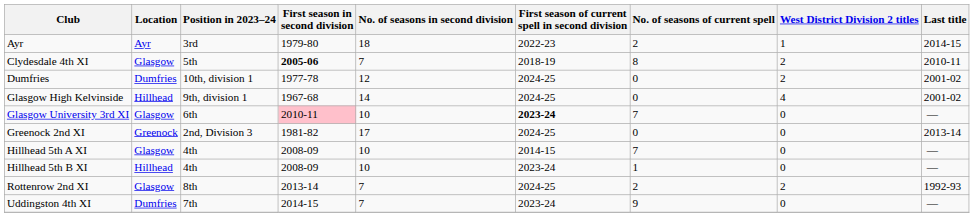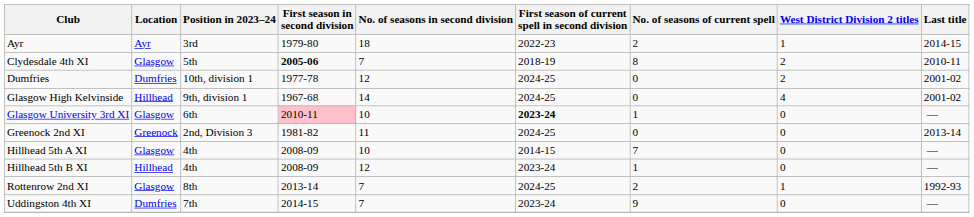(635, 114) 7 -> (635, 114) 1
(364, 132) 17 -> (364, 132) 11
(364, 168) 10 -> (364, 168) 12
(783, 185) 2 -> (783, 185) 1
